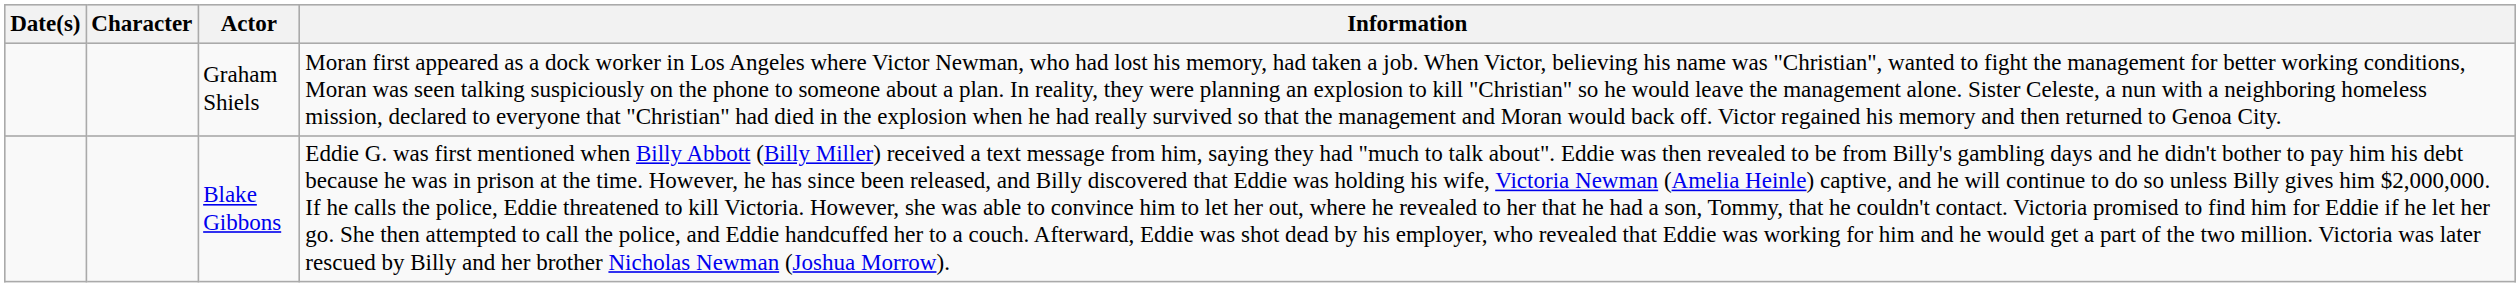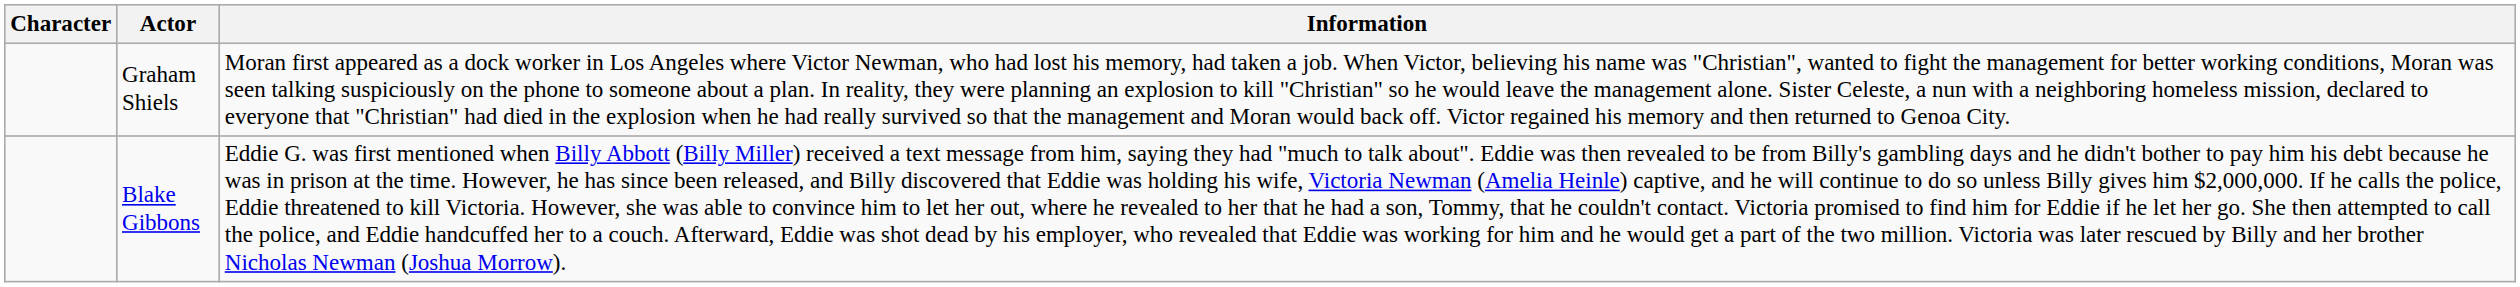- column: (45, 23)
